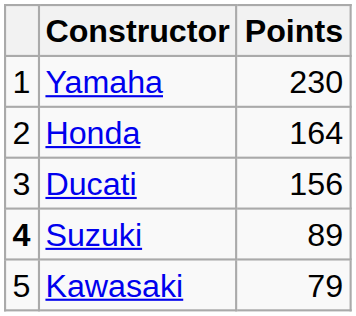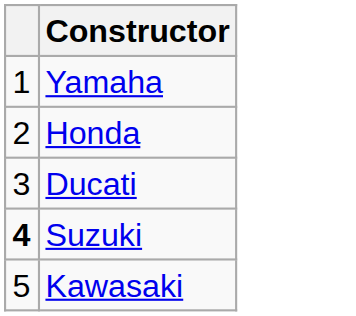- column: (294, 31)
